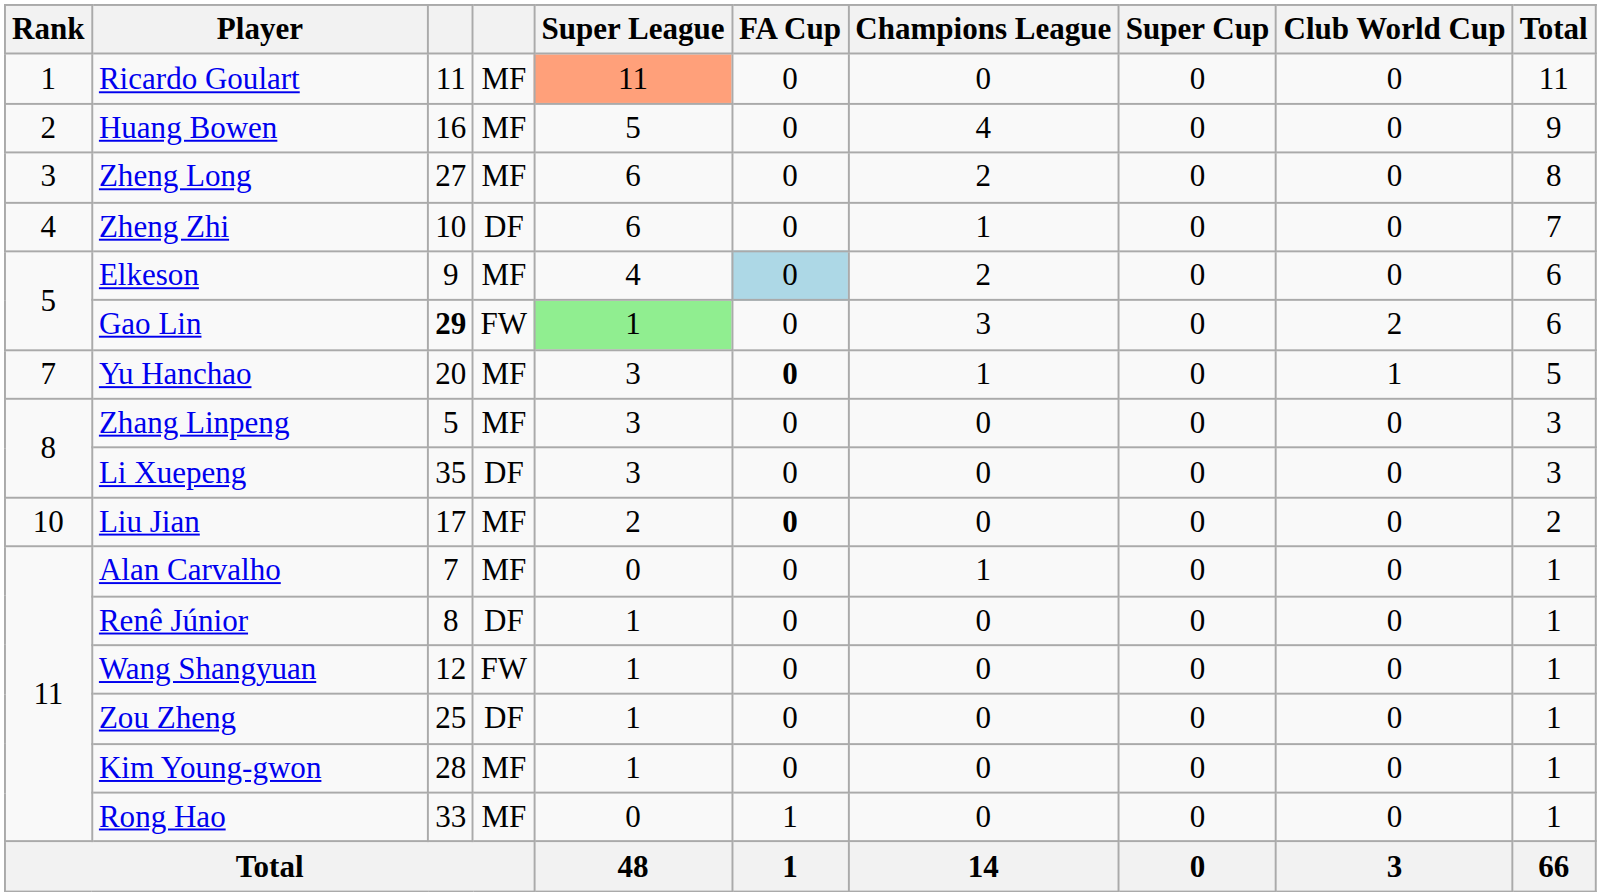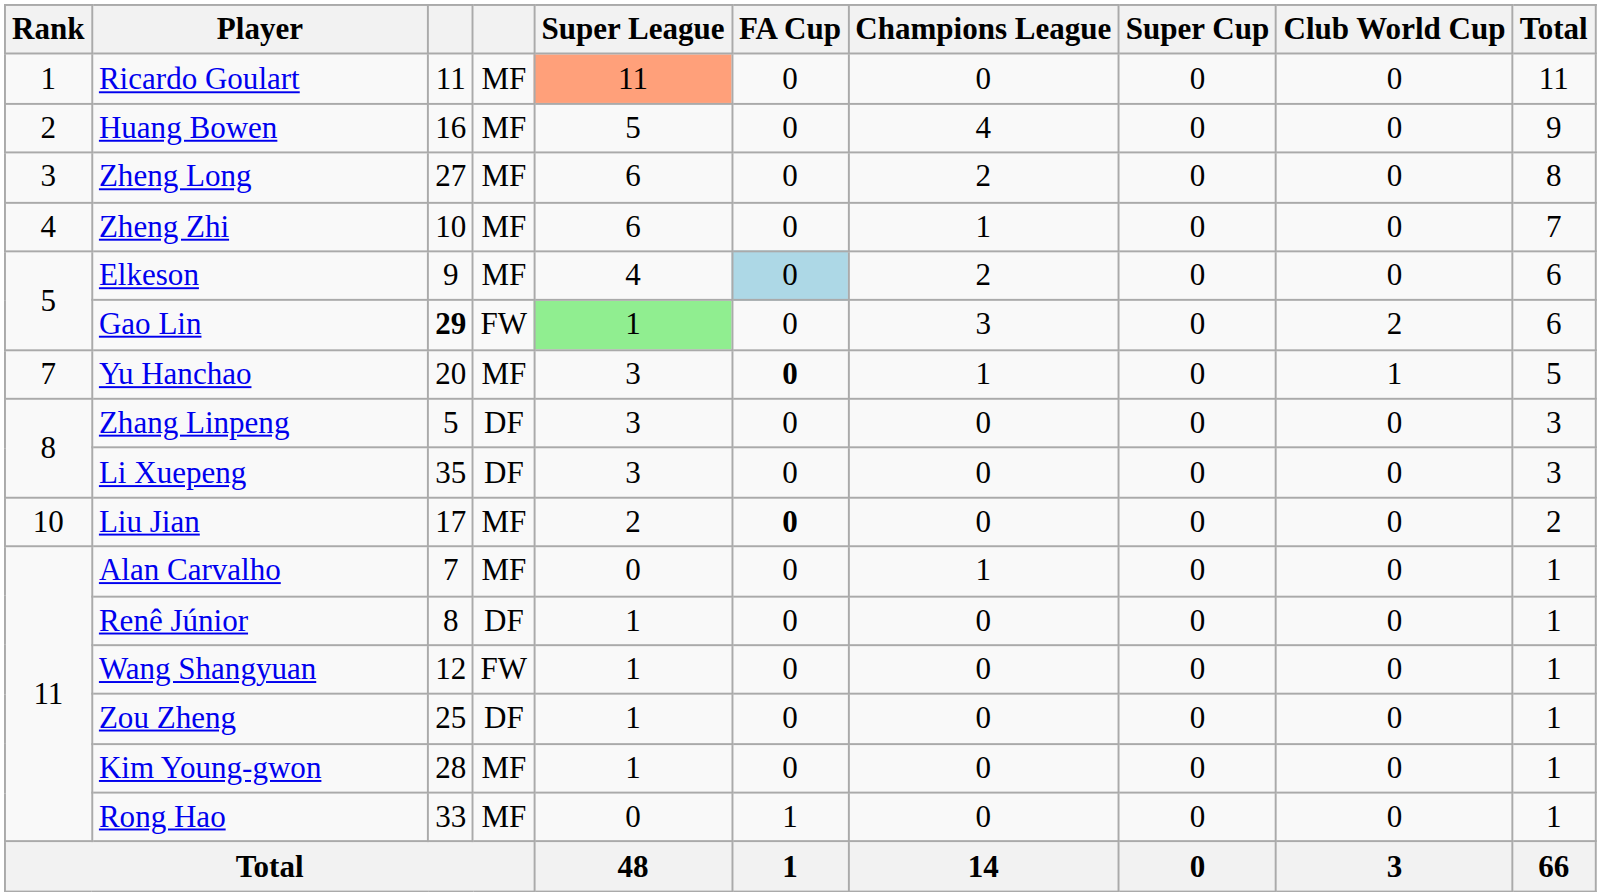(504, 226) DF -> (504, 226) MF
(504, 422) MF -> (504, 422) DF
